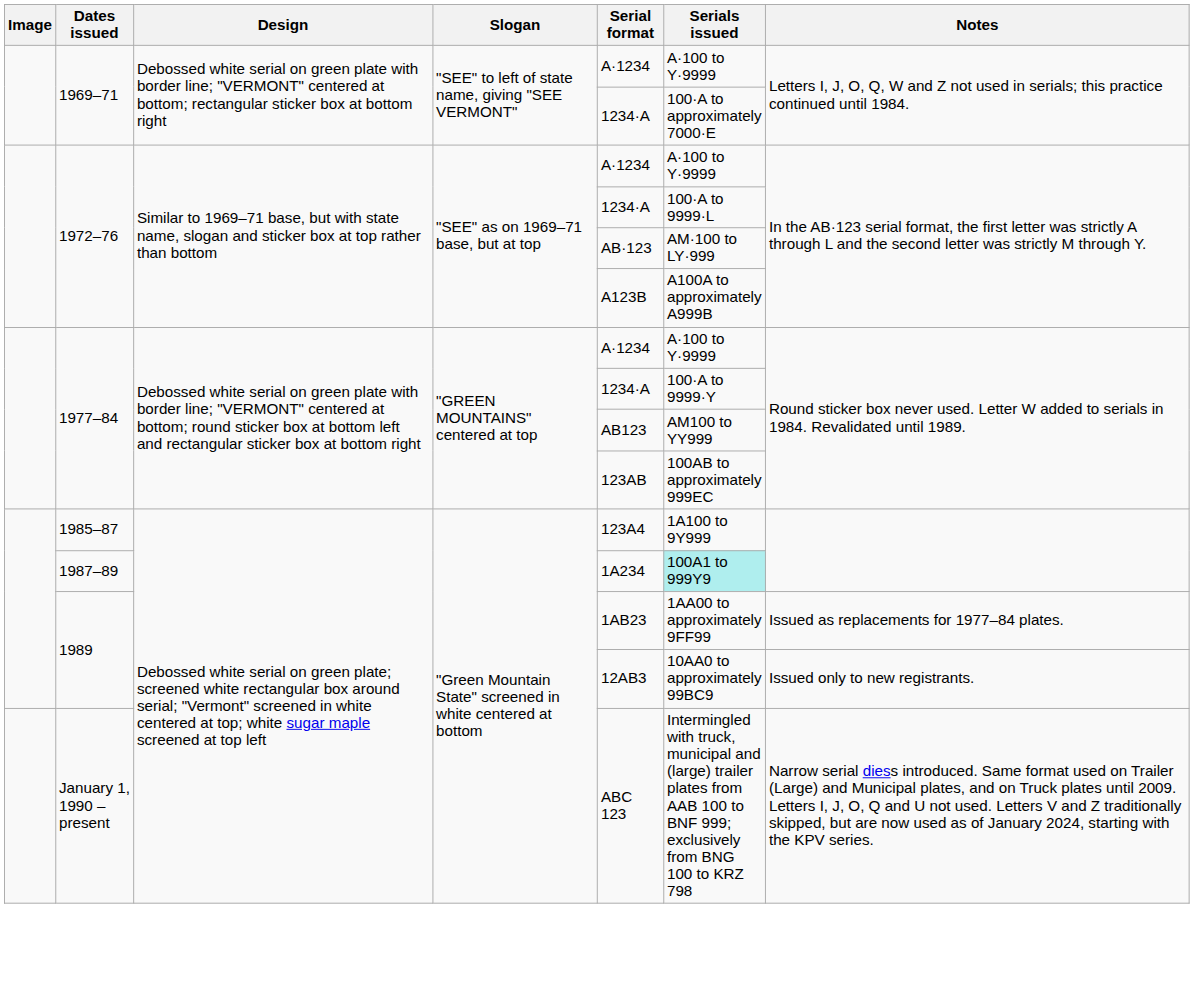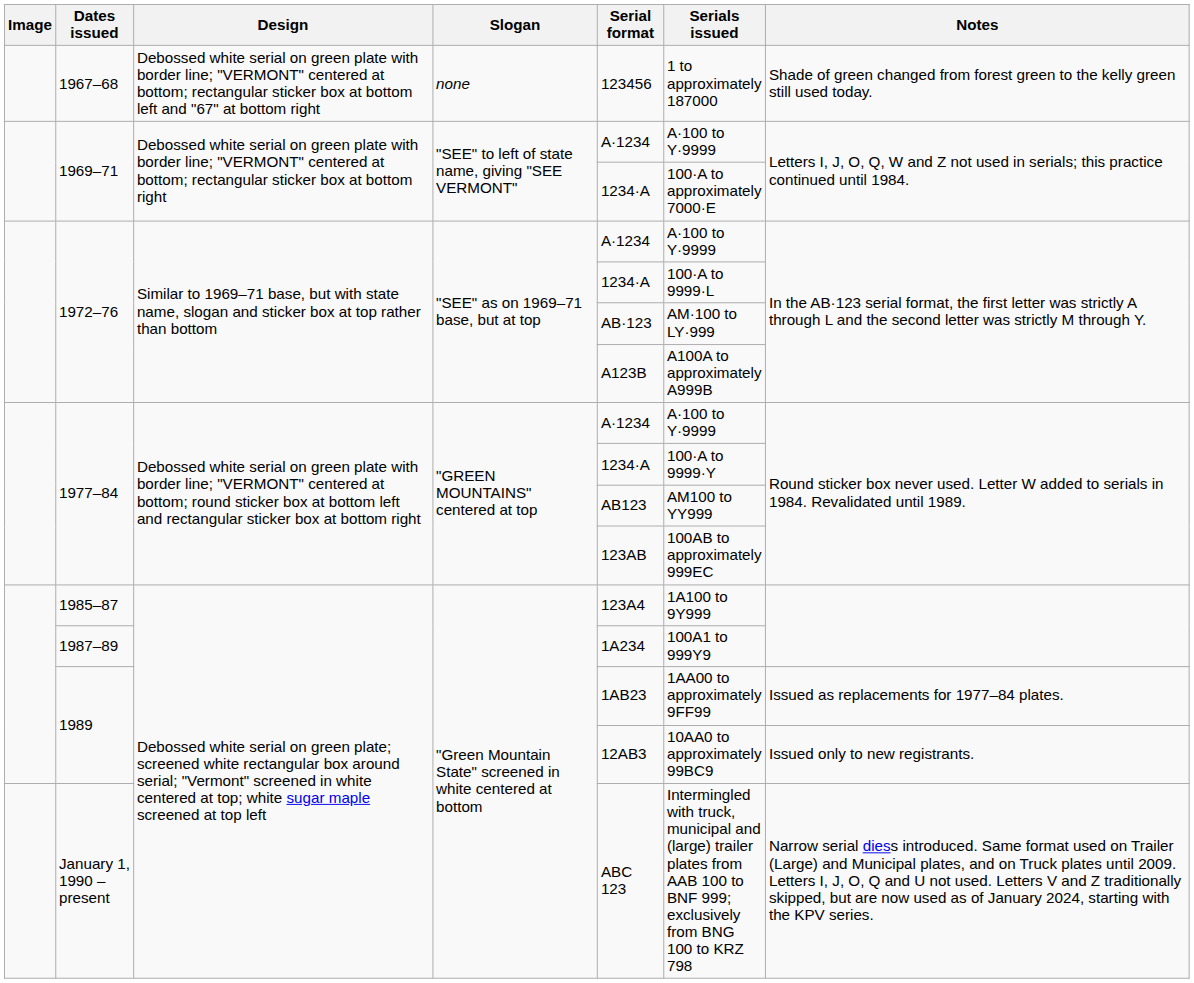+ row: (89, 83)
(697, 570) paleturquoise background -> (697, 646) no background
